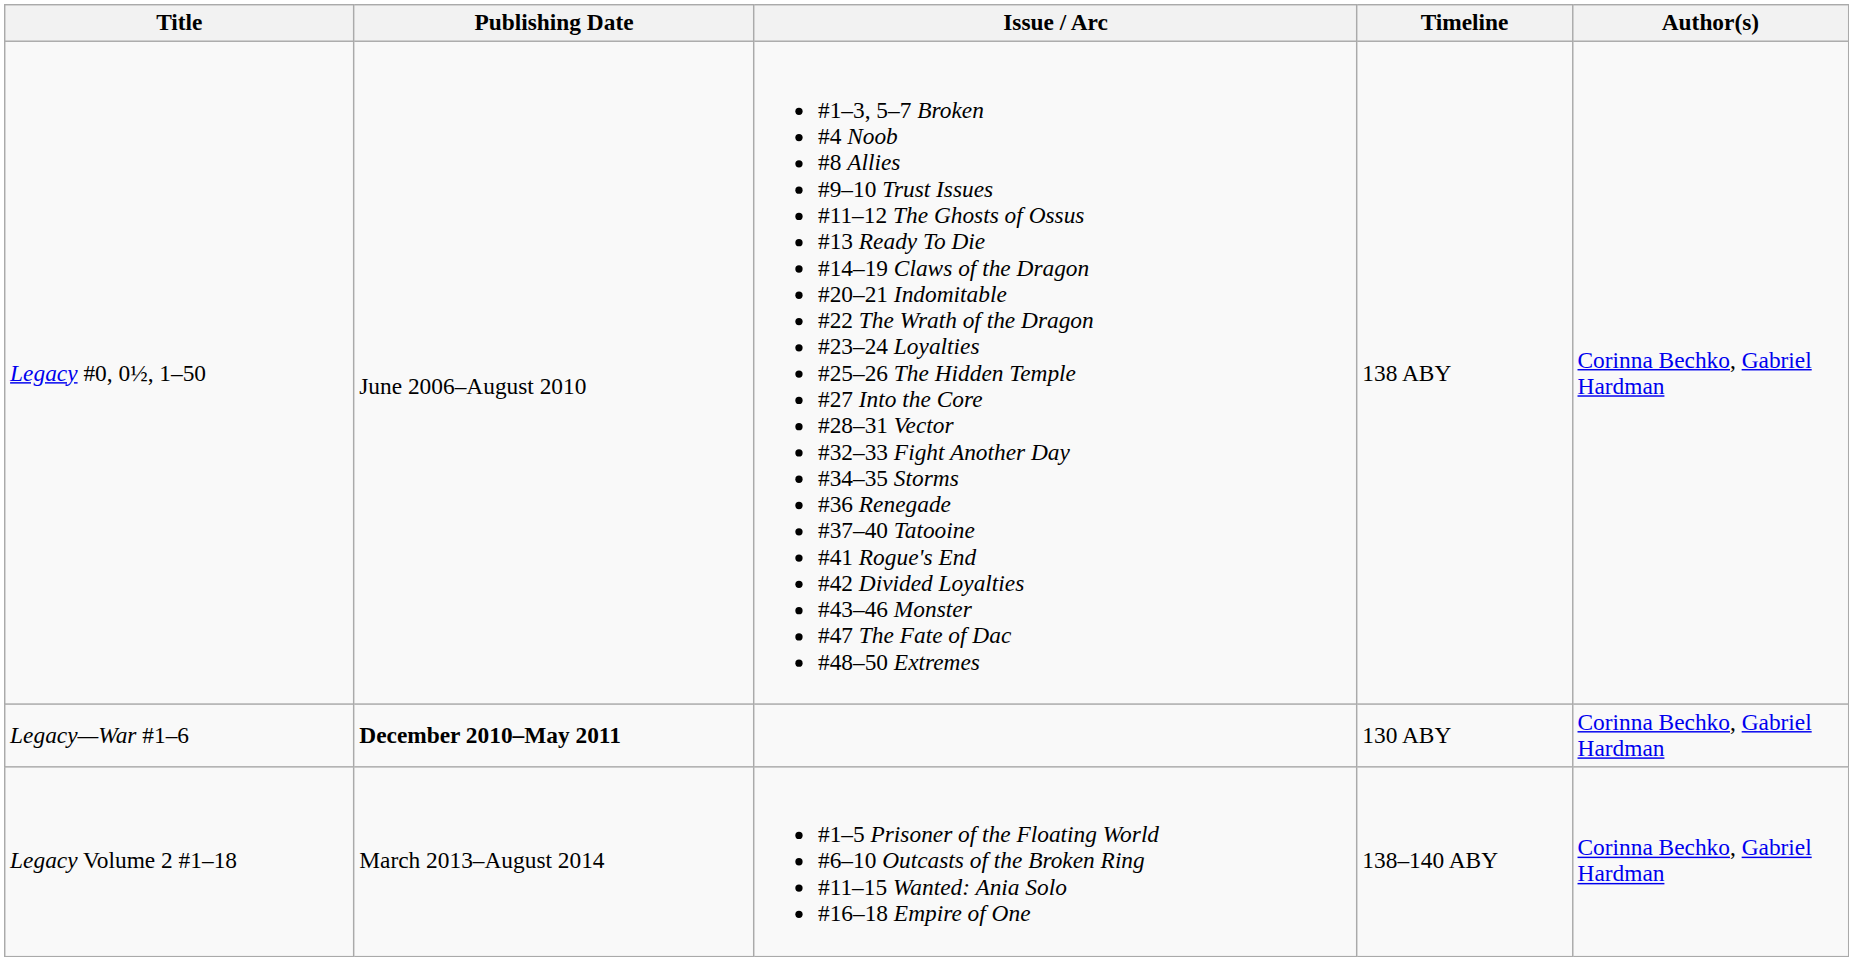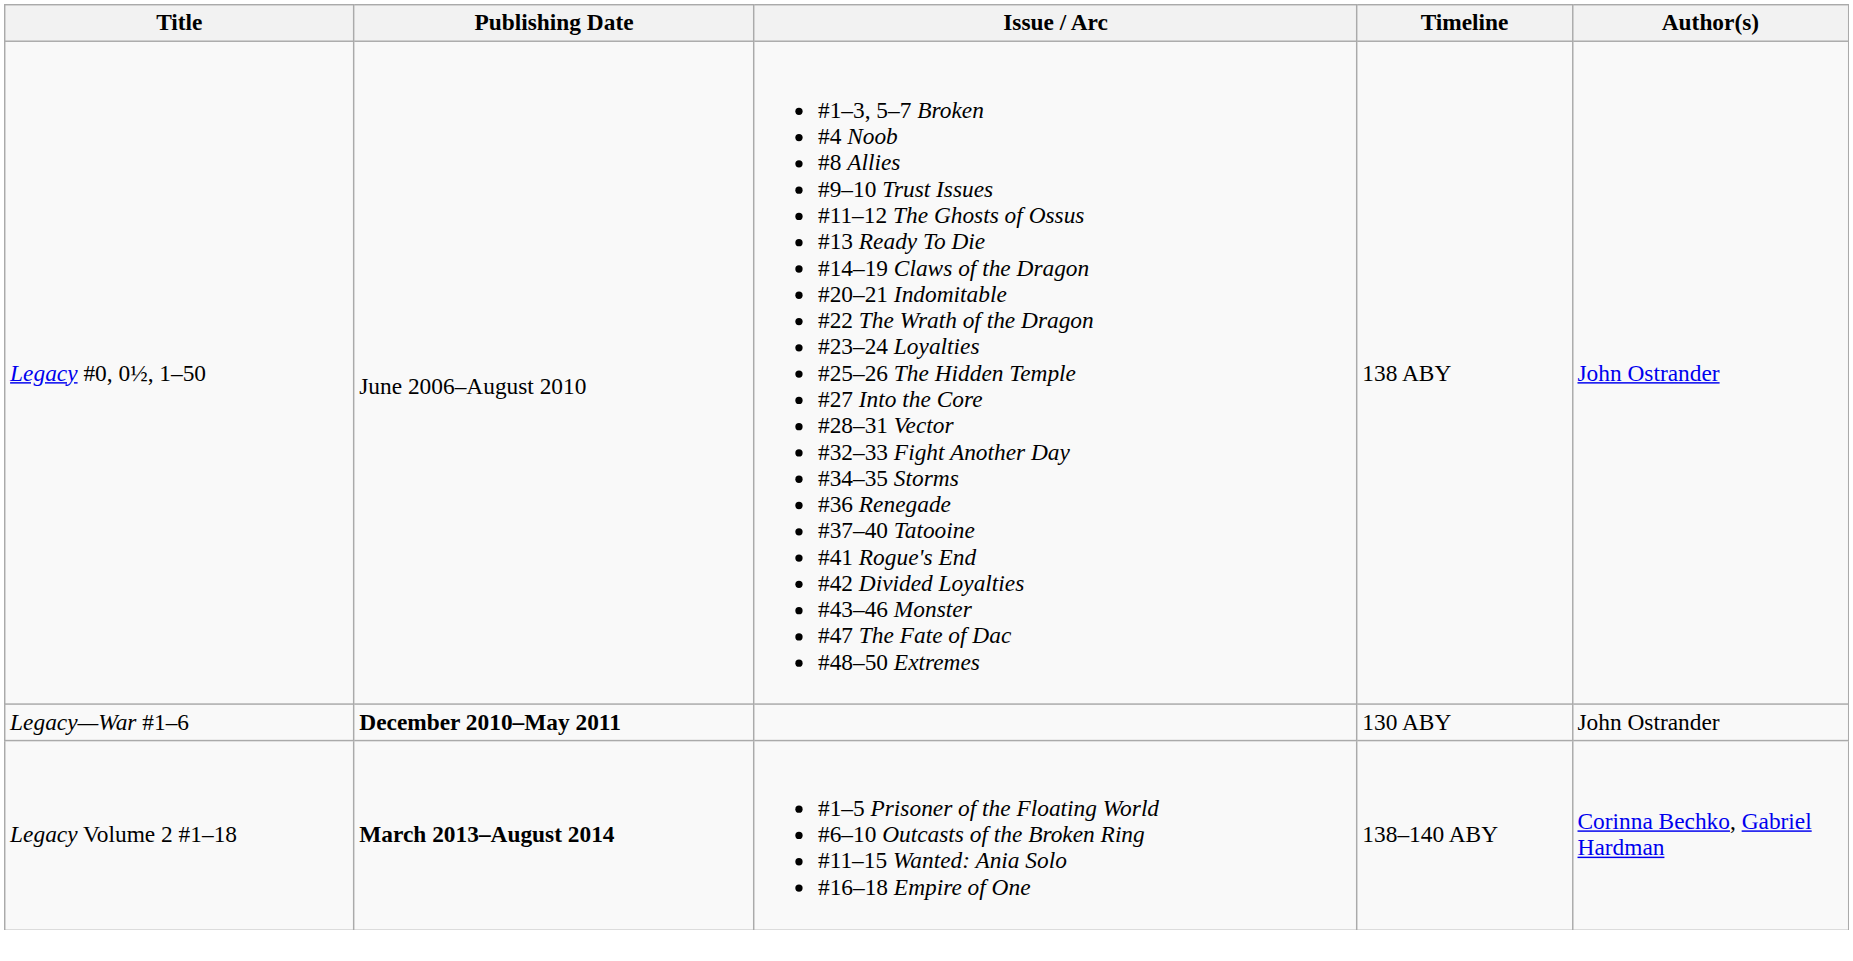(1695, 372) Corinna Bechko, Gabriel Hardman -> (1649, 372) John Ostrander
(1695, 735) Corinna Bechko, Gabriel Hardman -> (1649, 721) John Ostrander
(482, 861) normal -> (487, 834) bold
